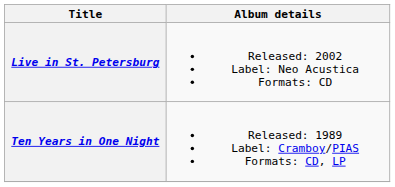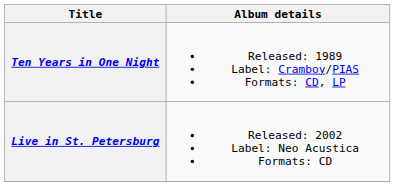rows swapped: (85, 142) <-> (85, 62)
